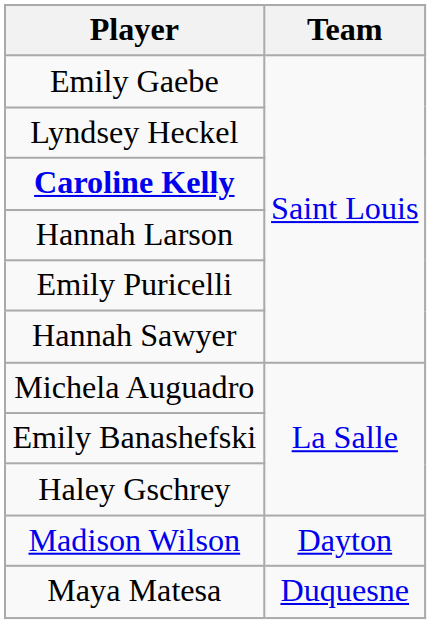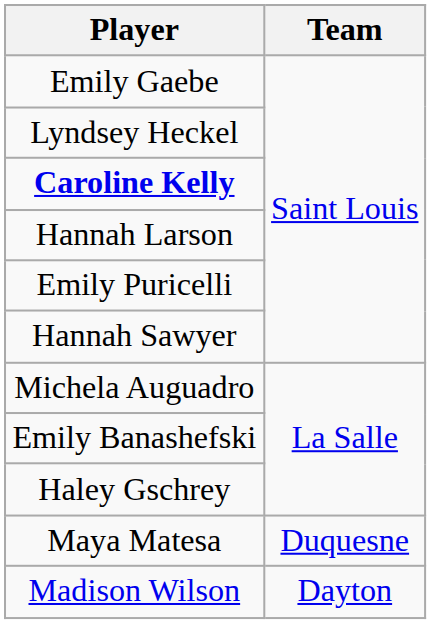rows swapped: (134, 540) <-> (134, 591)
